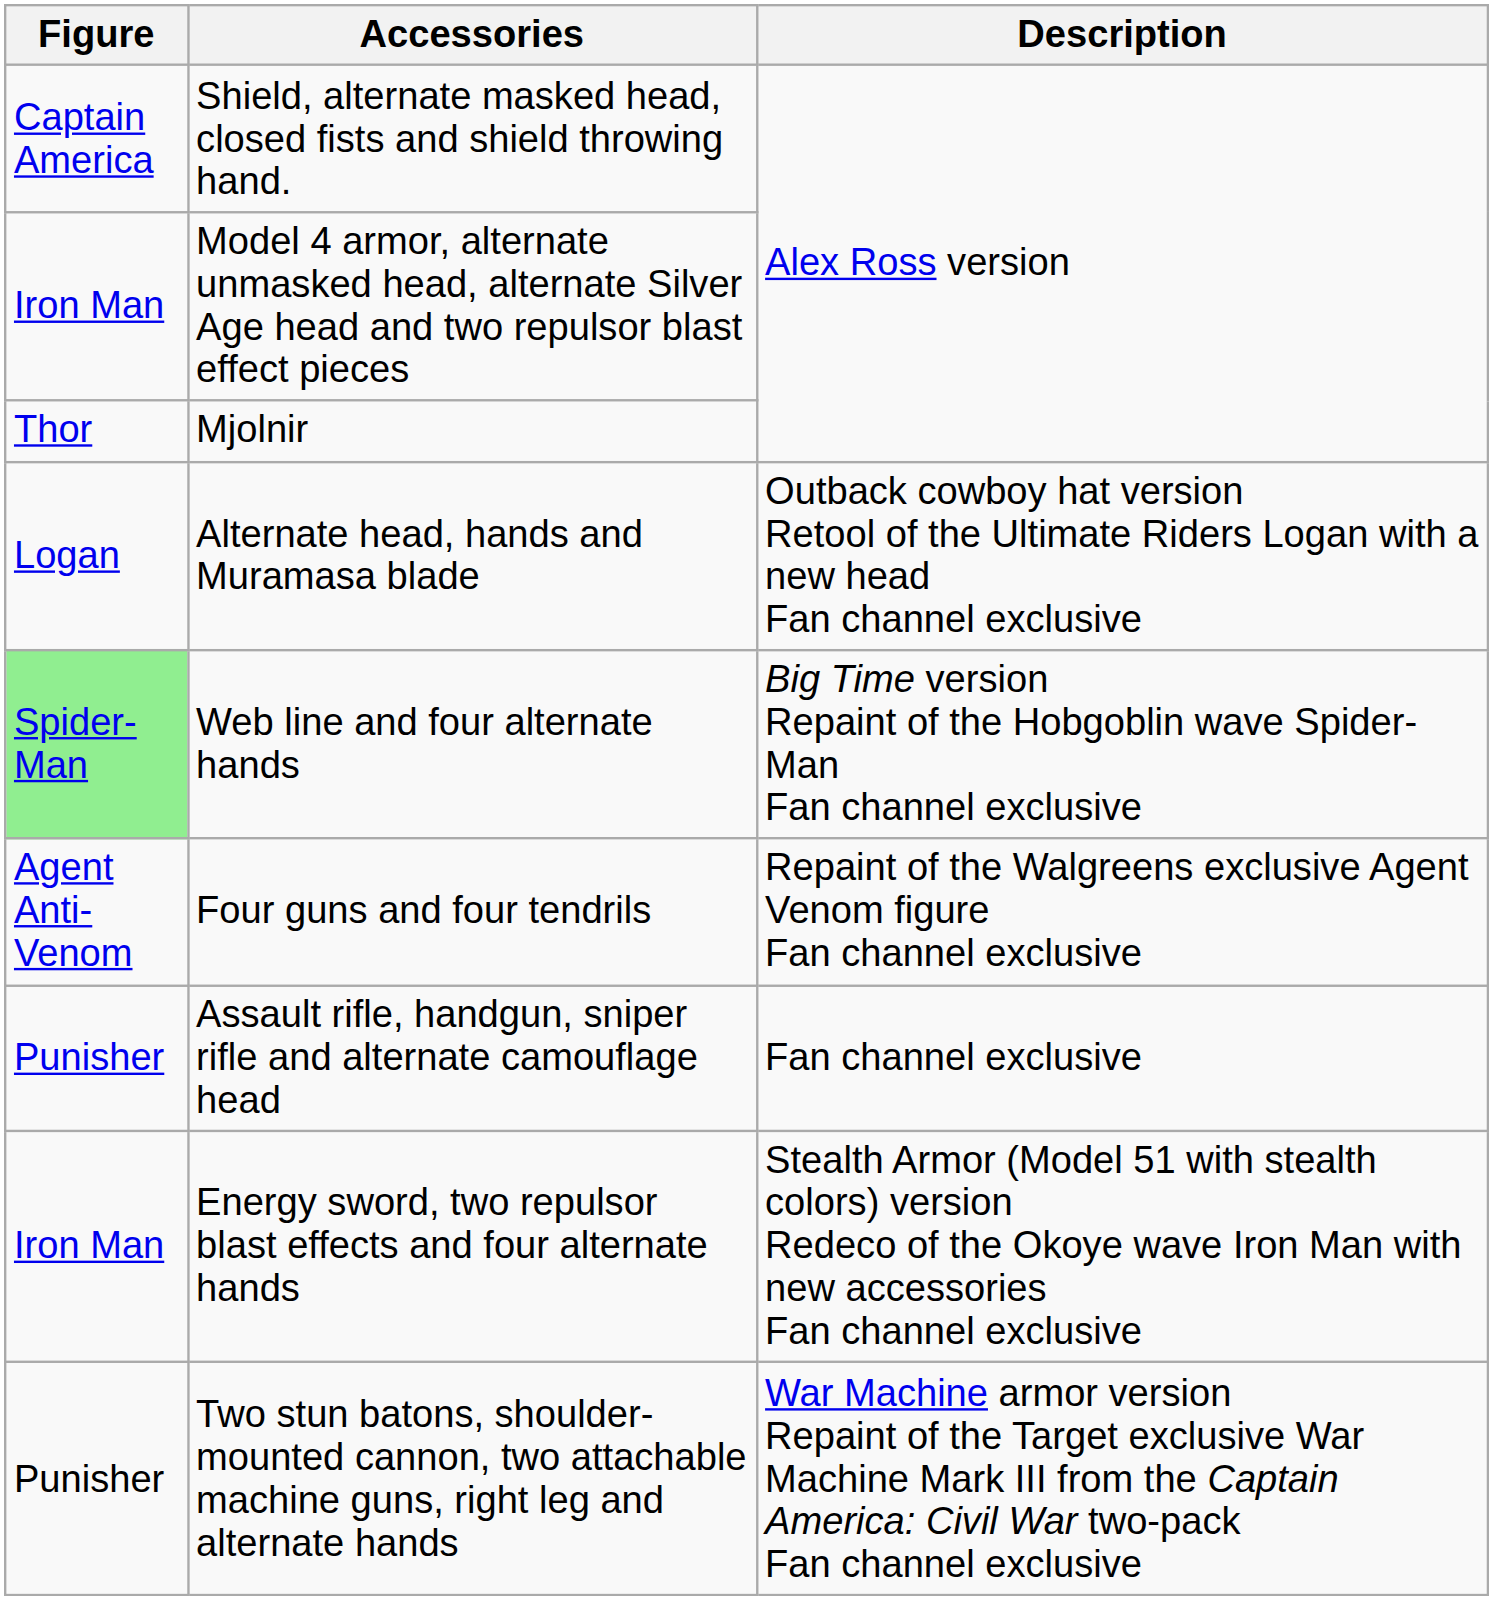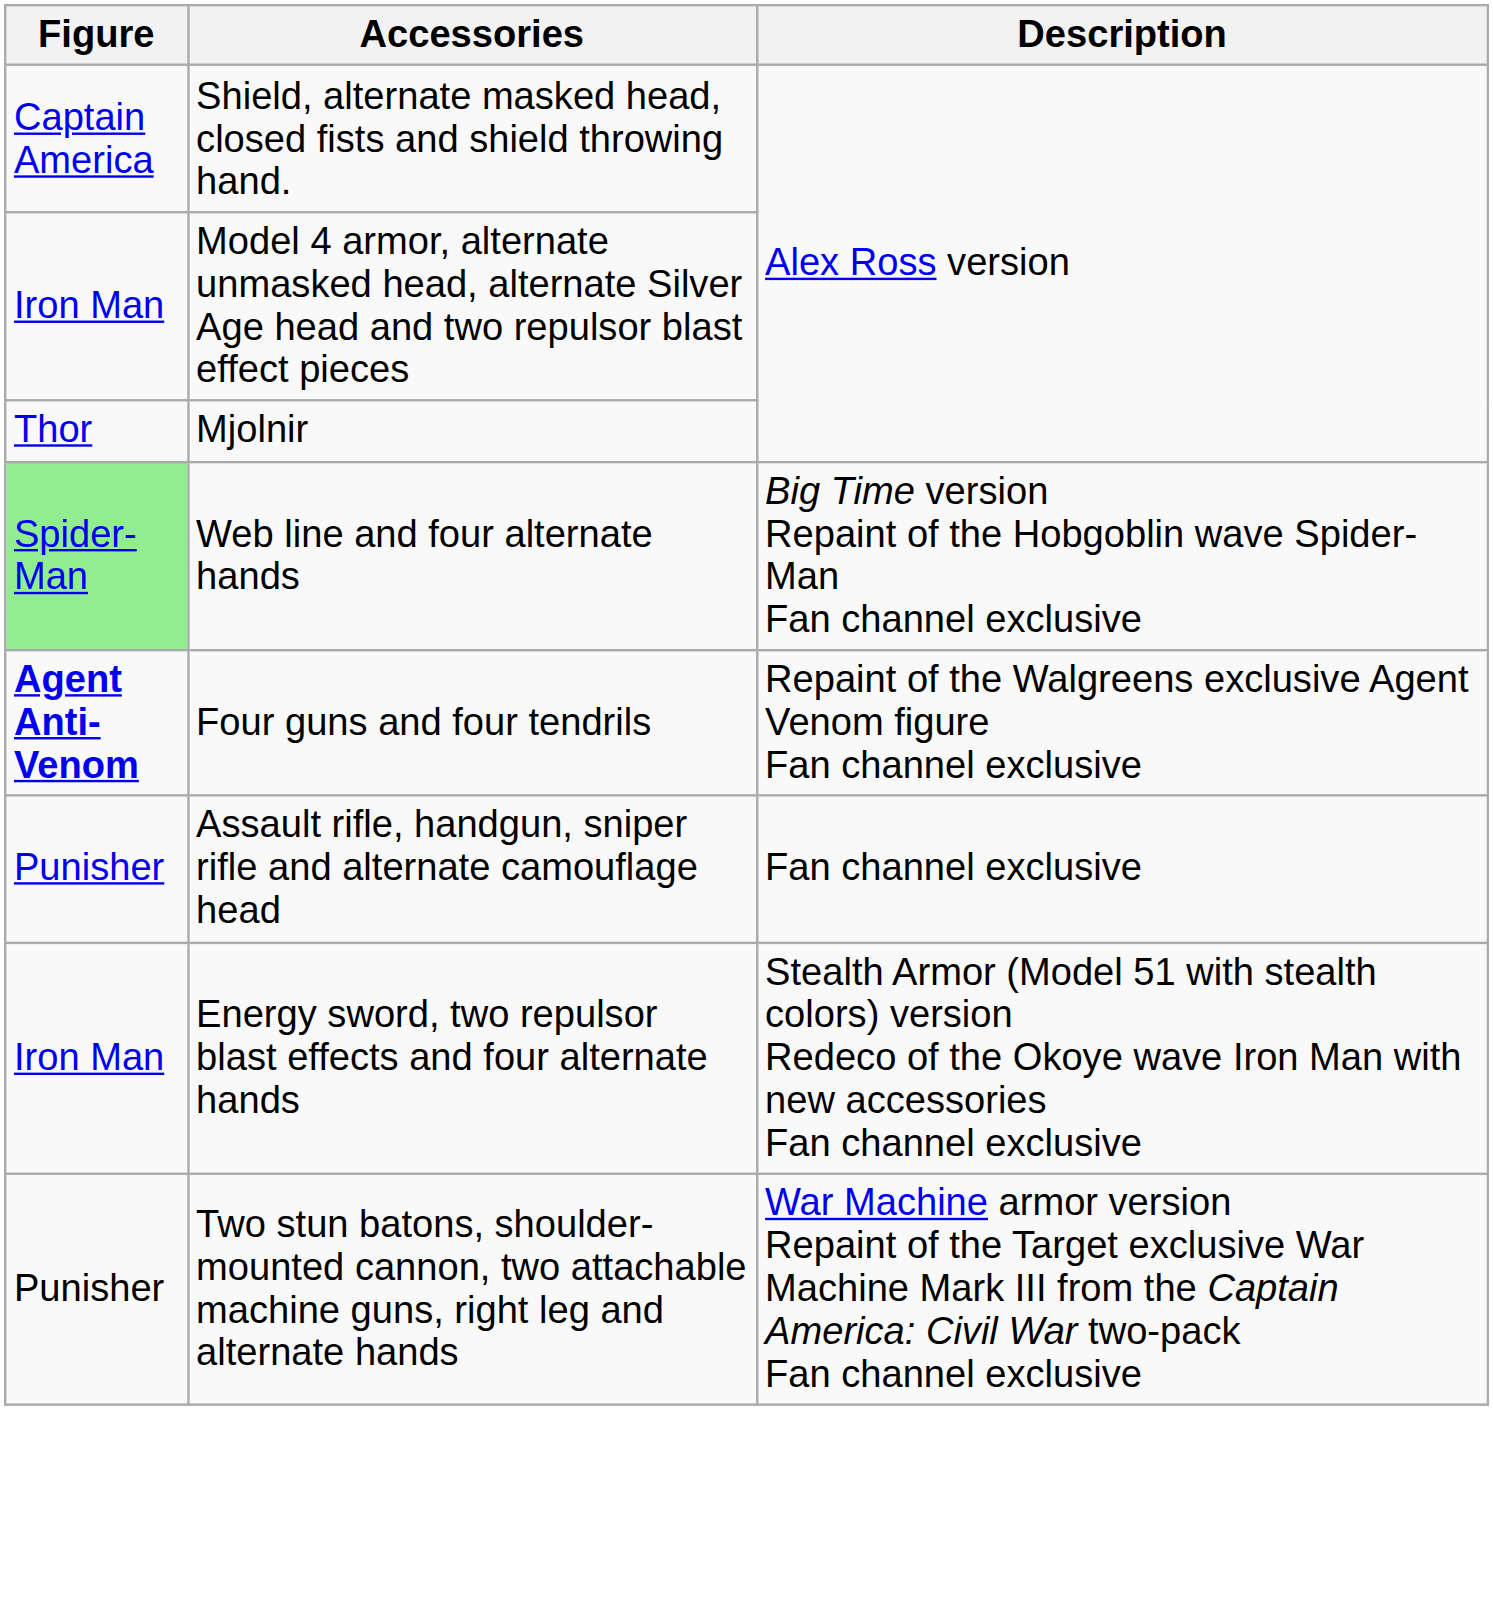- row: (419, 554)
(73, 911) normal -> (76, 722) bold
